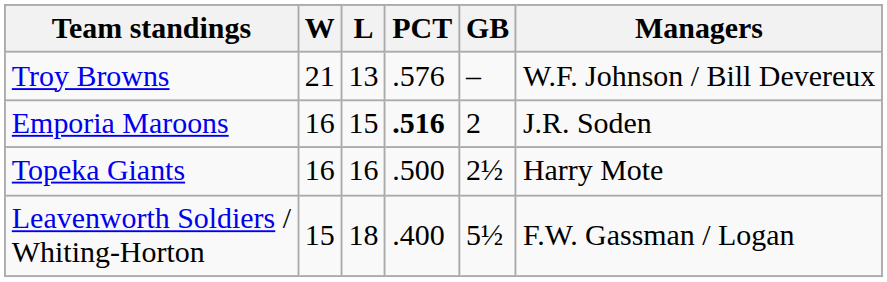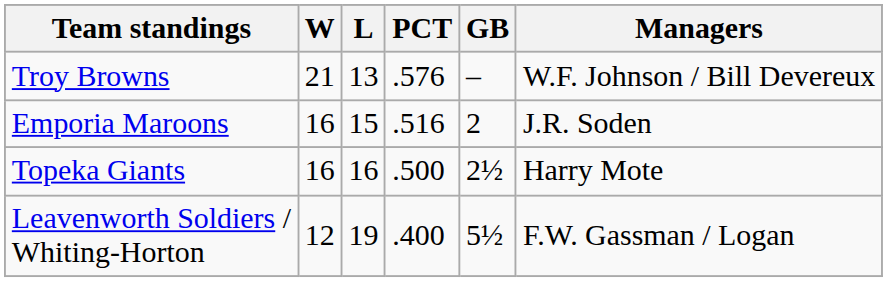(418, 123) bold -> (418, 123) normal
(320, 234) 15 -> (320, 234) 12
(364, 234) 18 -> (364, 234) 19
